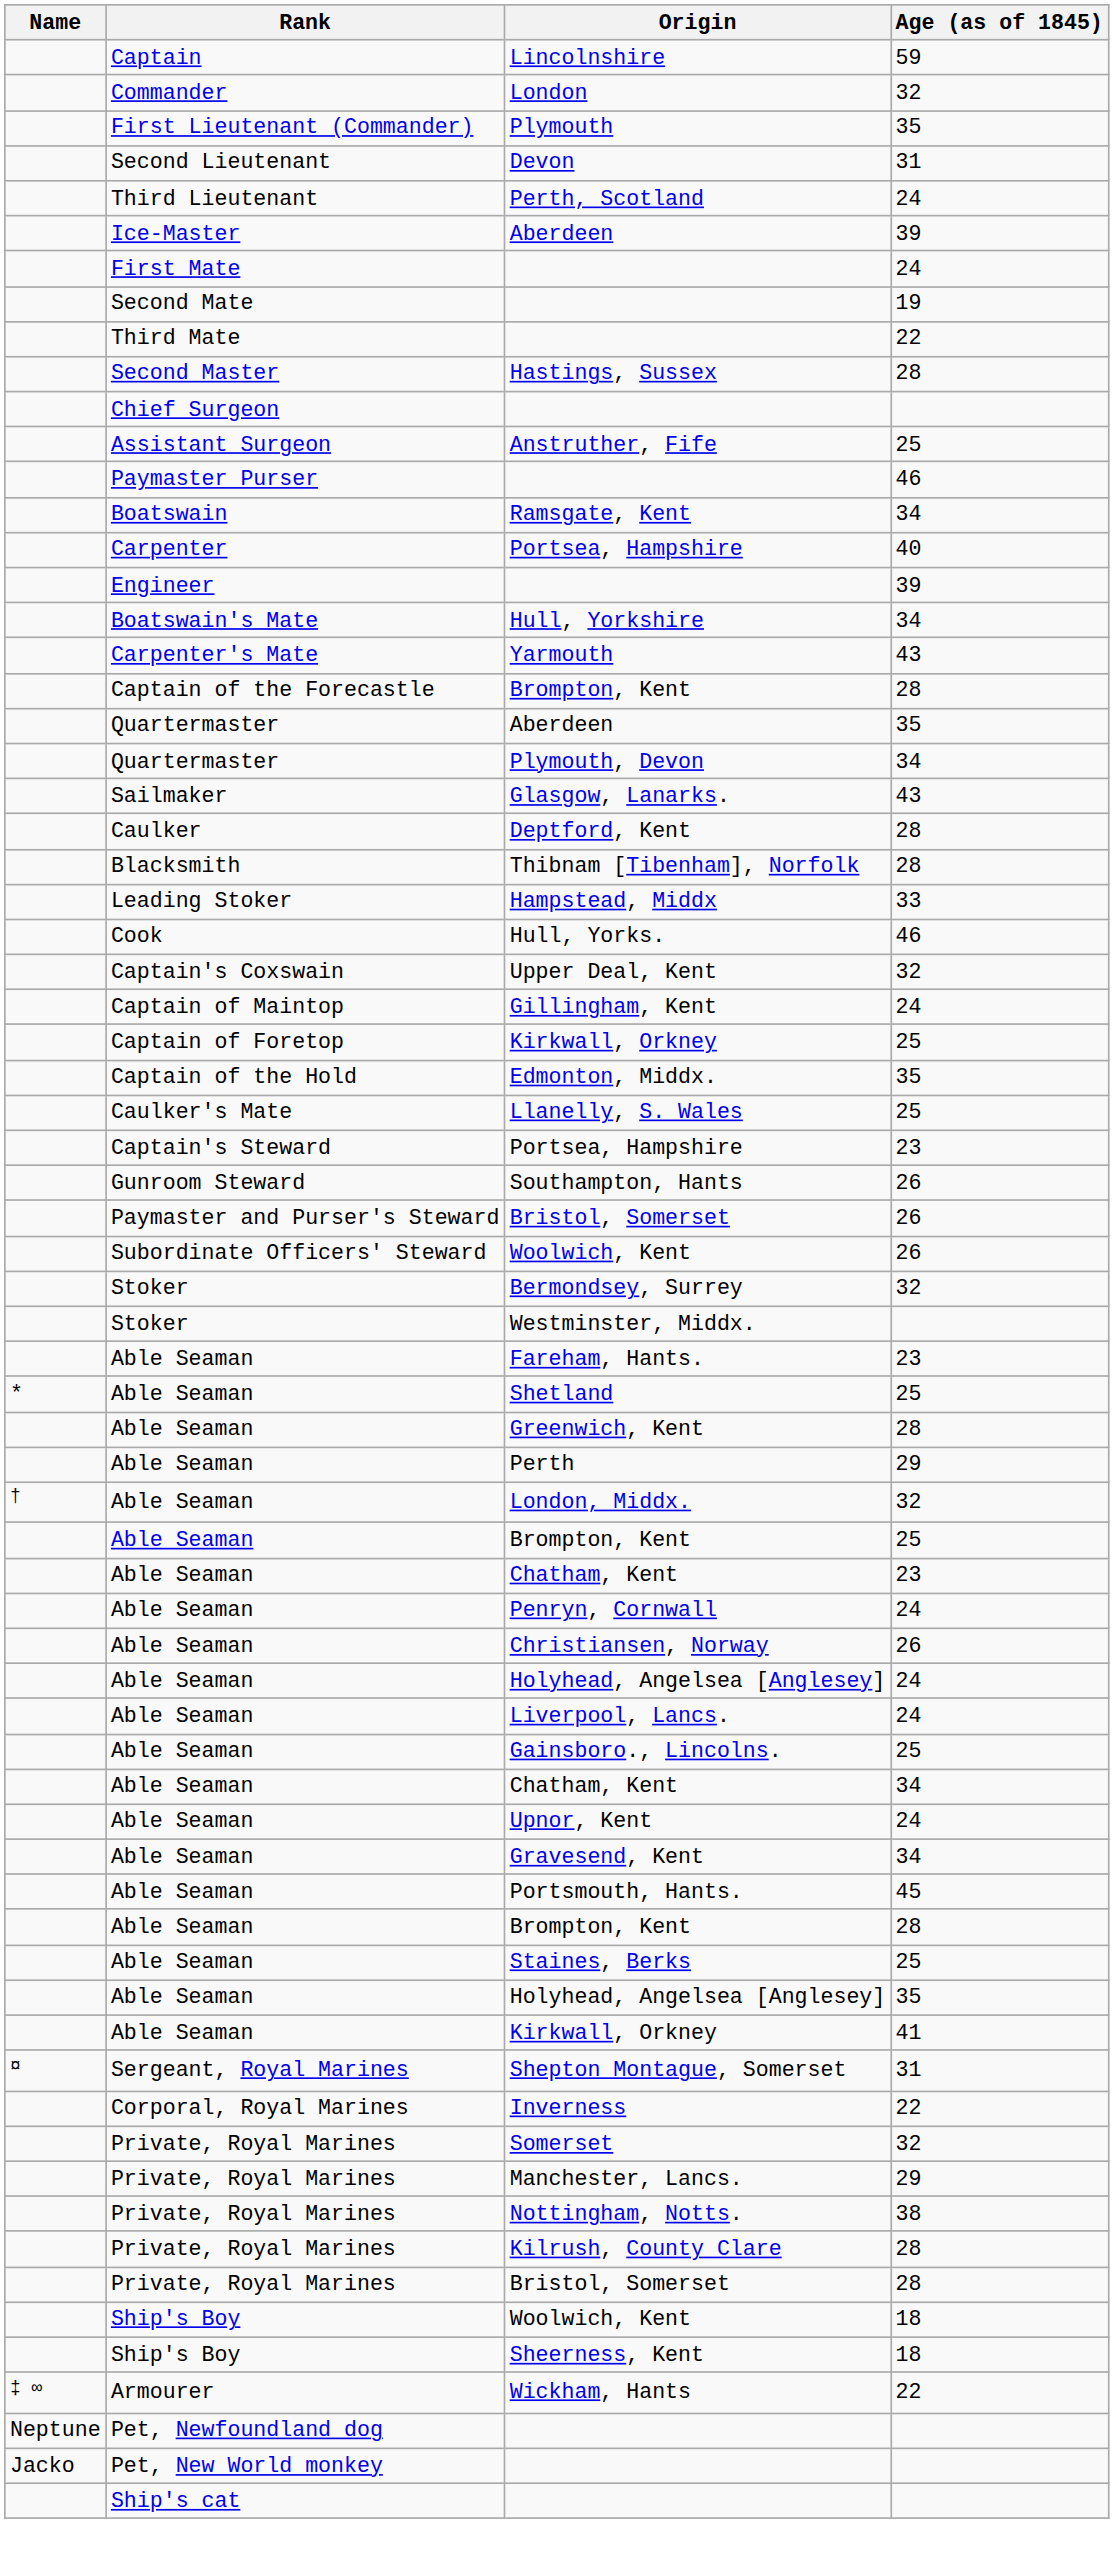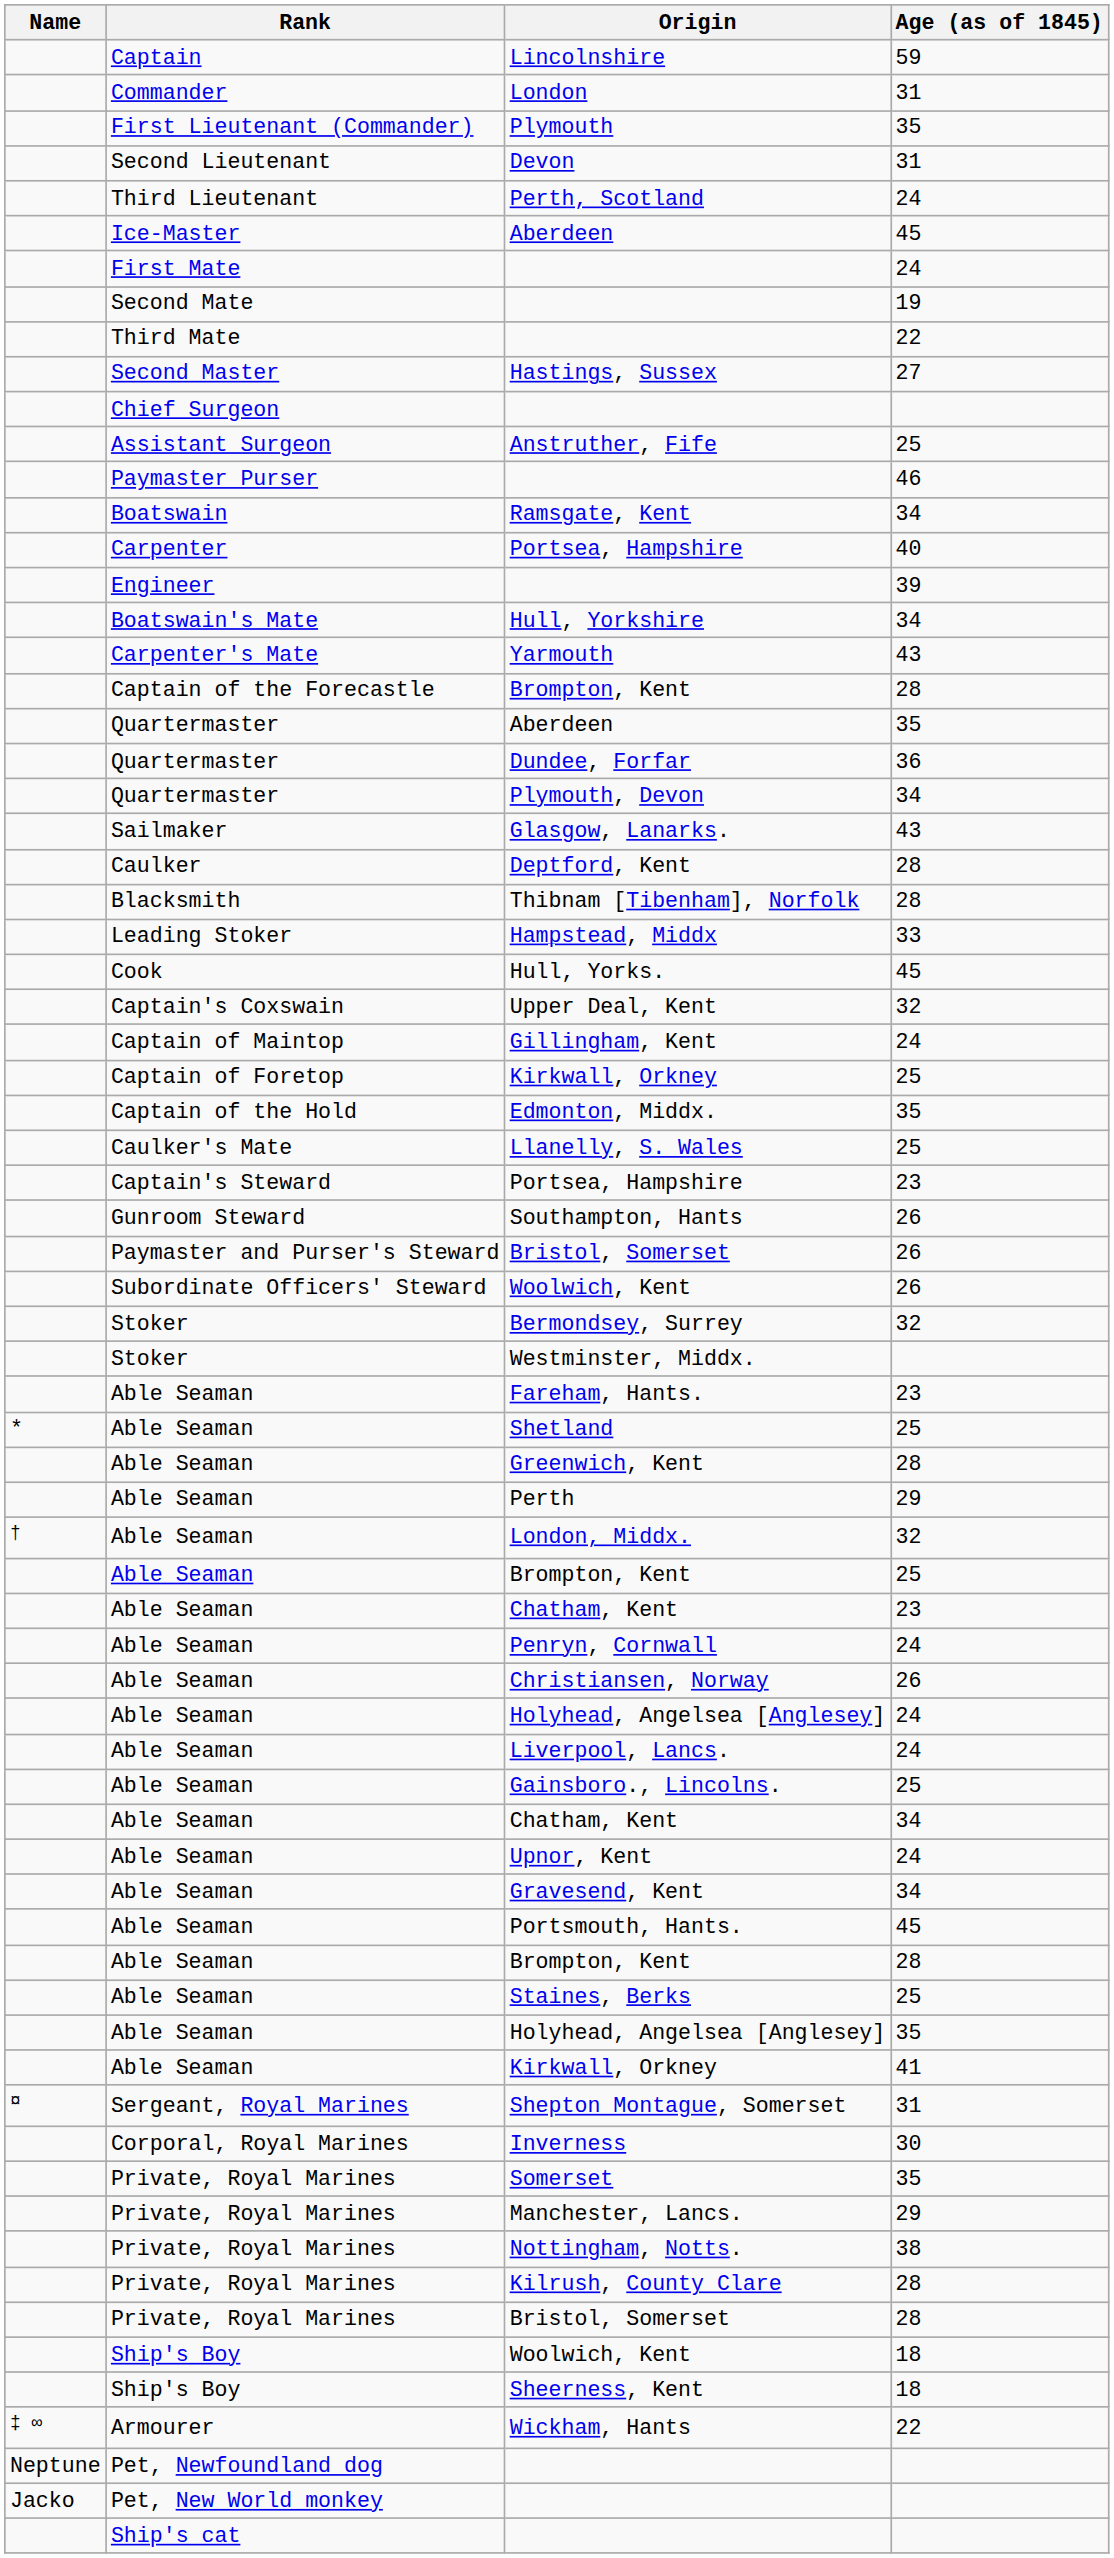(909, 93) 32 -> (909, 93) 31
(909, 233) 39 -> (909, 233) 45
(909, 374) 28 -> (909, 374) 27
+ row: (195, 761)
(909, 937) 46 -> (909, 972) 45
(909, 2109) 22 -> (909, 2144) 30
(909, 2144) 32 -> (909, 2179) 35
